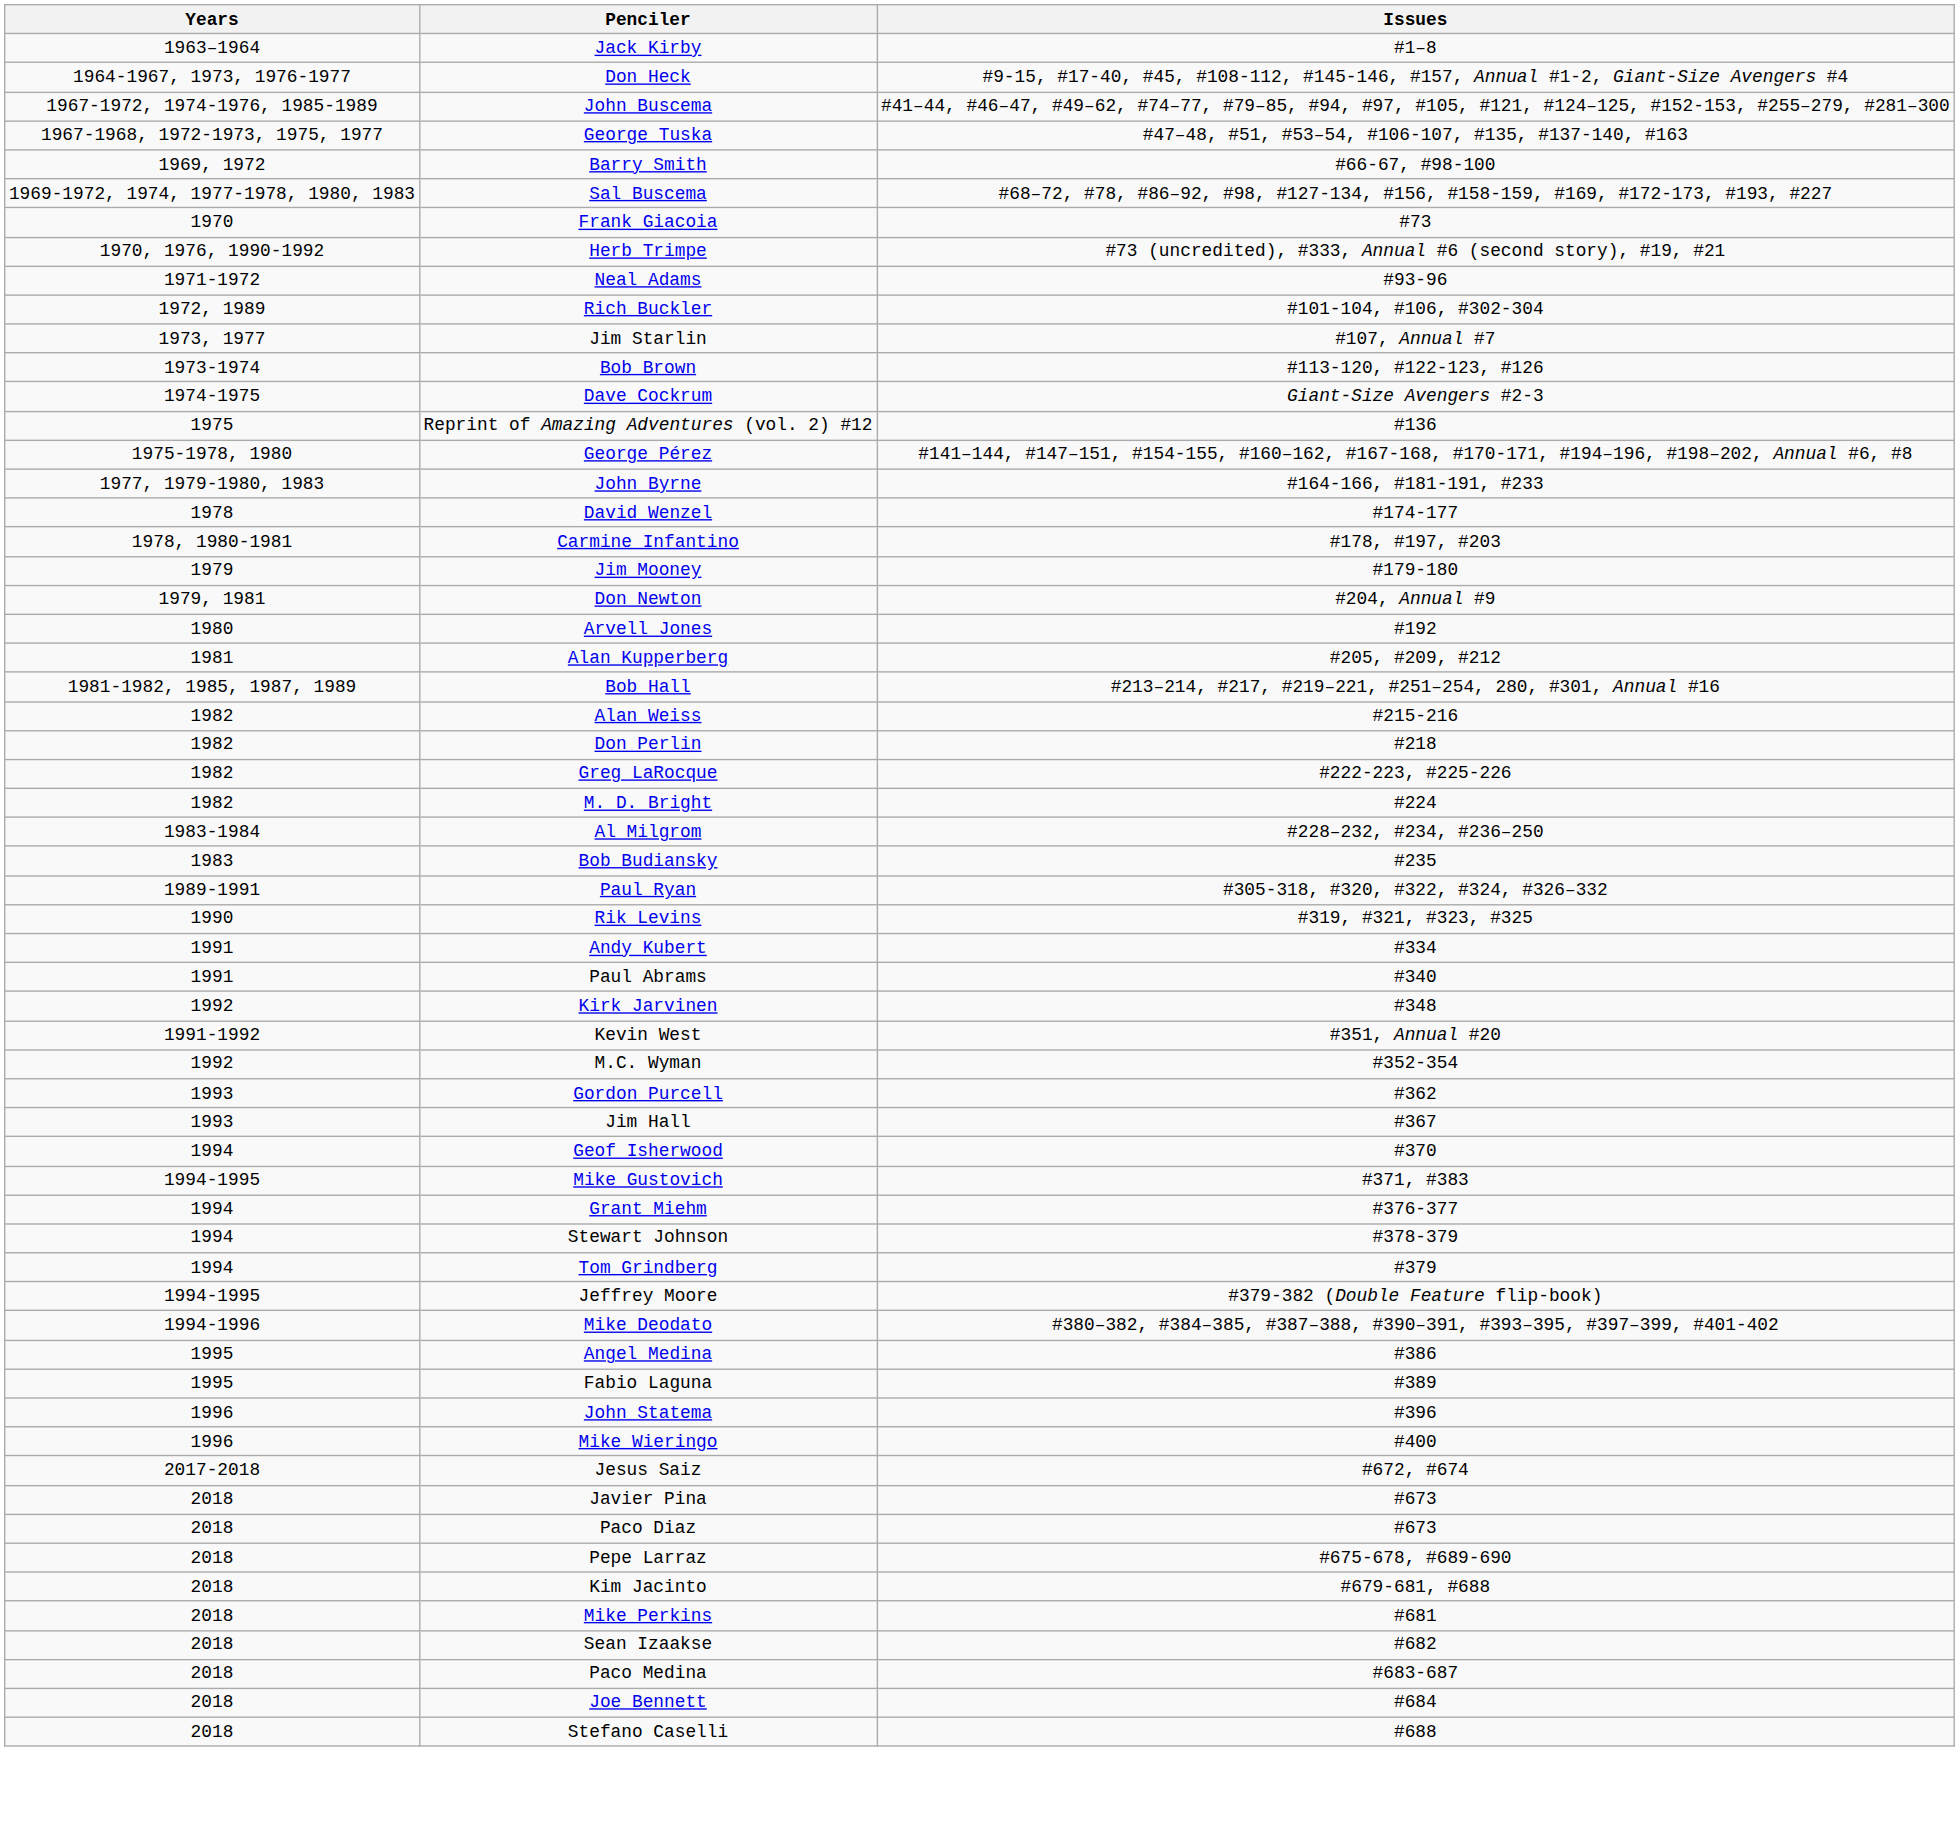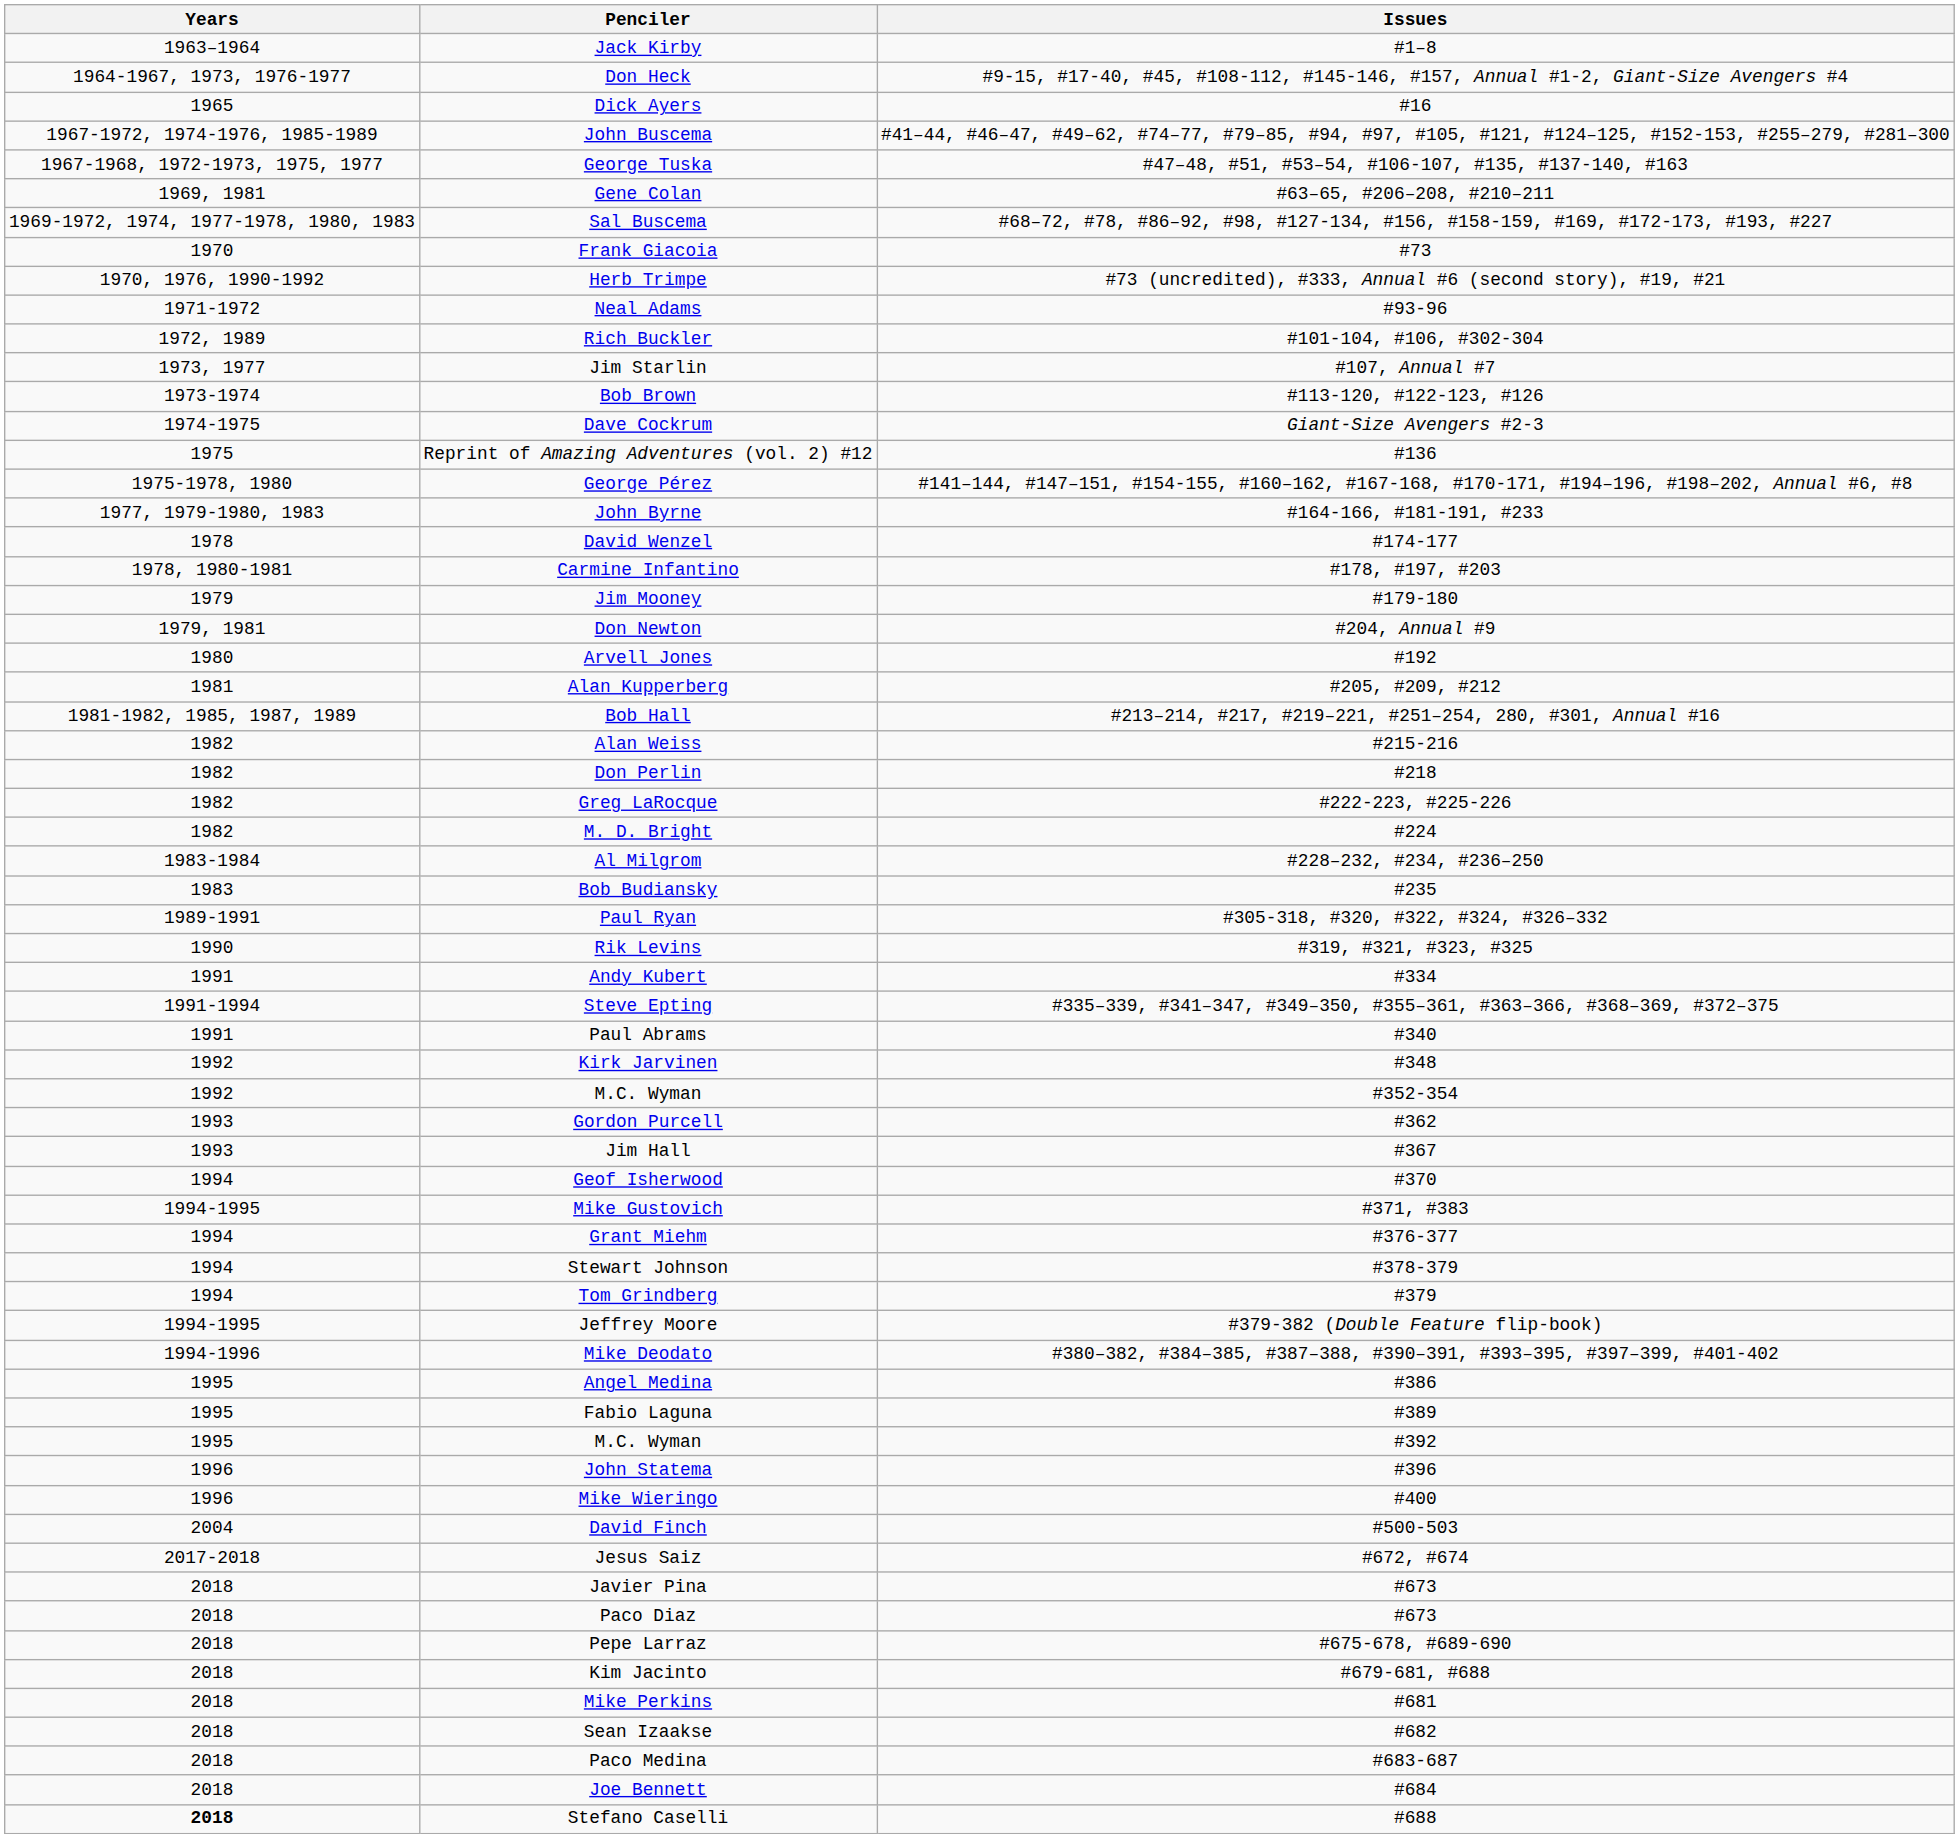+ row: (648, 106)
+ row: (648, 193)
- row: (648, 164)
+ row: (648, 1006)
- row: (648, 1035)
+ row: (648, 1442)
+ row: (648, 1529)
(212, 1732) normal -> (212, 1819) bold
